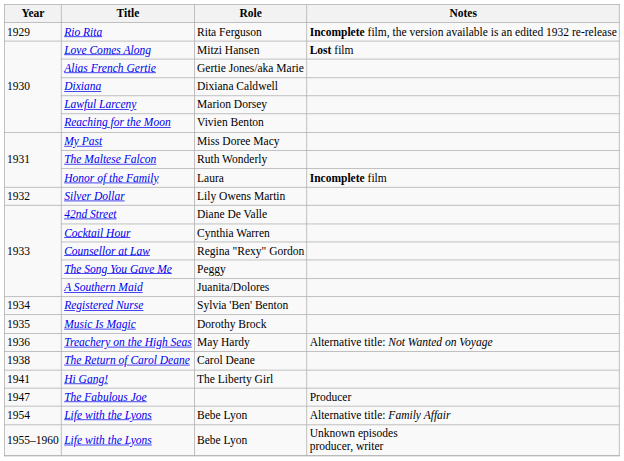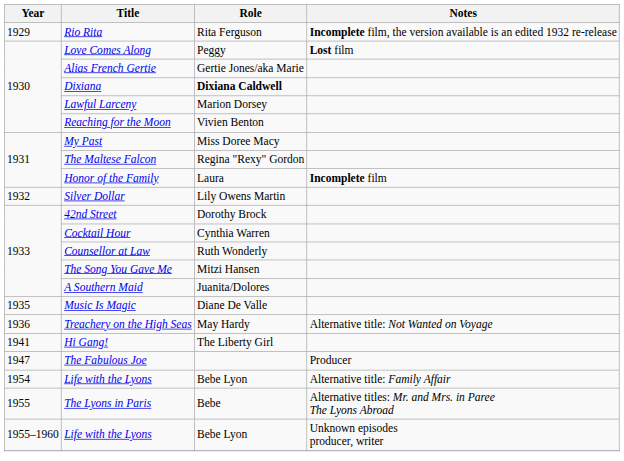(228, 50) Mitzi Hansen -> (211, 50) Peggy
(237, 86) normal -> (239, 86) bold
(232, 159) Ruth Wonderly -> (251, 159) Regina "Rexy" Gordon
(232, 214) Diane De Valle -> (232, 214) Dorothy Brock
(251, 251) Regina "Rexy" Gordon -> (232, 251) Ruth Wonderly
(211, 269) Peggy -> (228, 269) Mitzi Hansen
- row: (19, 305)
(232, 324) Dorothy Brock -> (232, 305) Diane De Valle
- row: (19, 360)
+ row: (19, 403)
